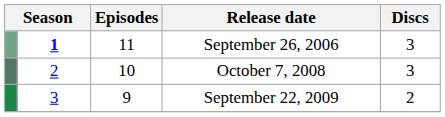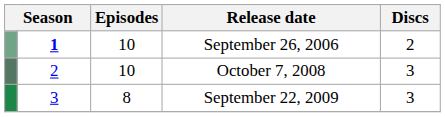(127, 44) 11 -> (127, 44) 10
(410, 44) 3 -> (410, 44) 2
(127, 97) 9 -> (127, 97) 8
(410, 97) 2 -> (410, 97) 3
